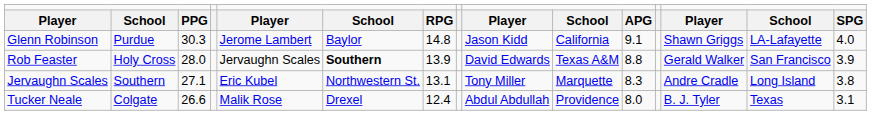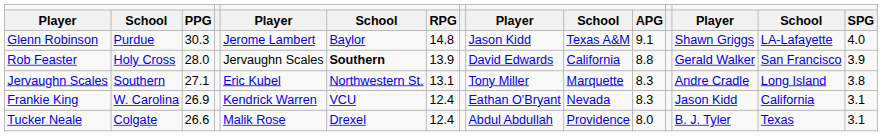(582, 40) California -> (598, 40) Texas A&M
(587, 60) Texas A&M -> (593, 60) California
+ row: (43, 100)
